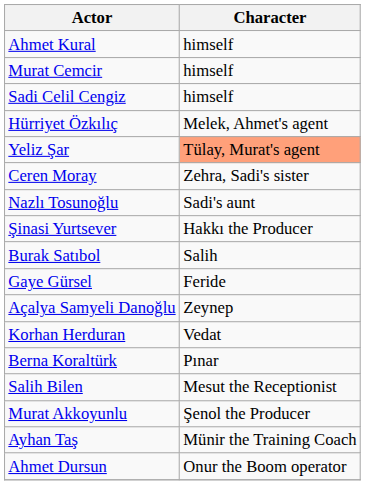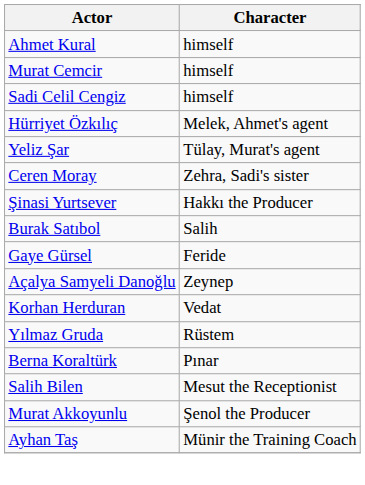(251, 149) lightsalmon background -> (251, 149) no background
- row: (63, 202)
+ row: (56, 334)
- row: (58, 466)
